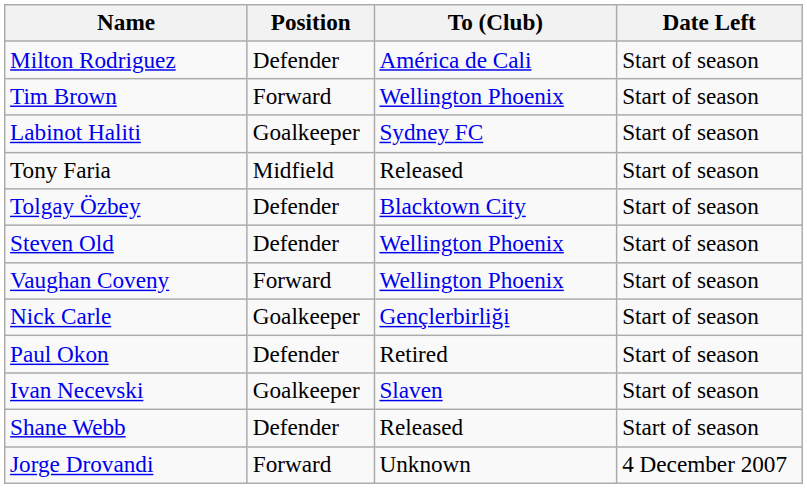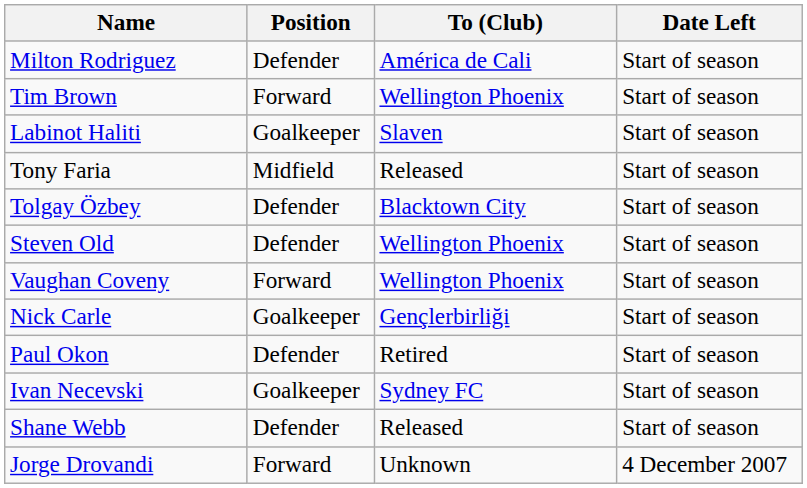(431, 133) Sydney FC -> (411, 133) Slaven
(411, 390) Slaven -> (431, 390) Sydney FC
